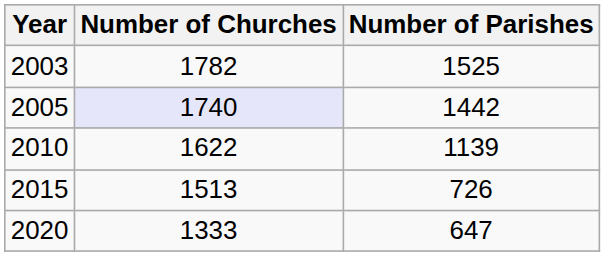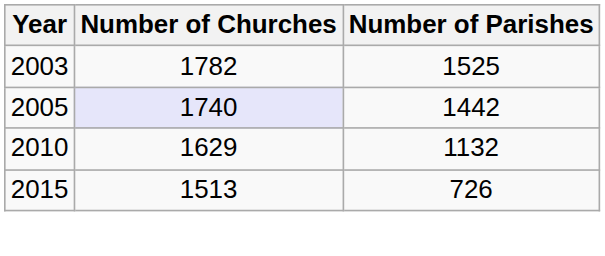(209, 148) 1622 -> (209, 148) 1629
(471, 148) 1139 -> (471, 148) 1132
- row: (40, 230)
